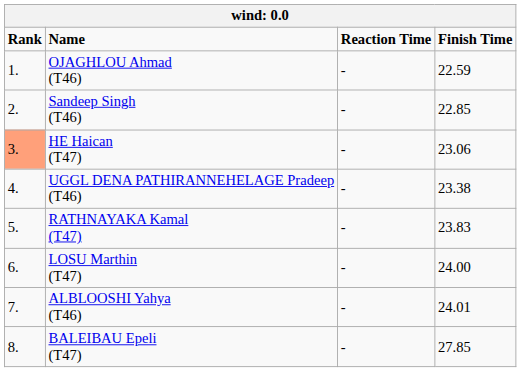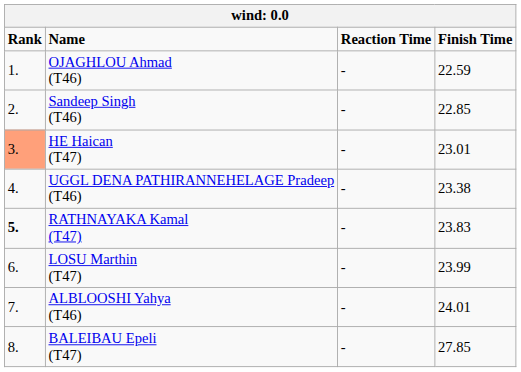(454, 149) 23.06 -> (454, 149) 23.01
(13, 228) normal -> (13, 228) bold
(454, 267) 24.00 -> (454, 267) 23.99
